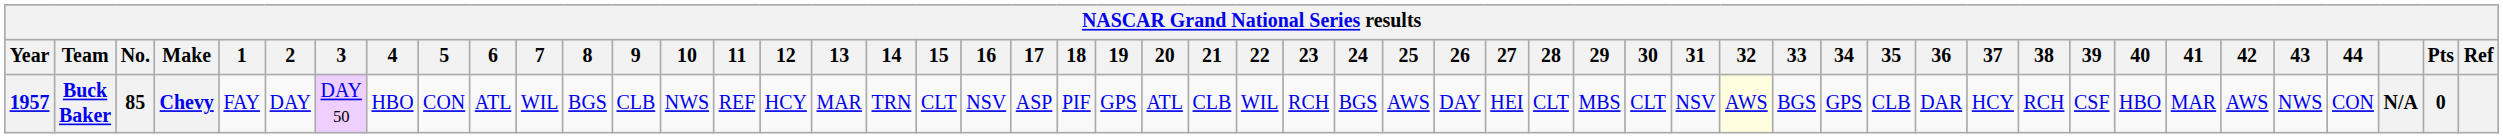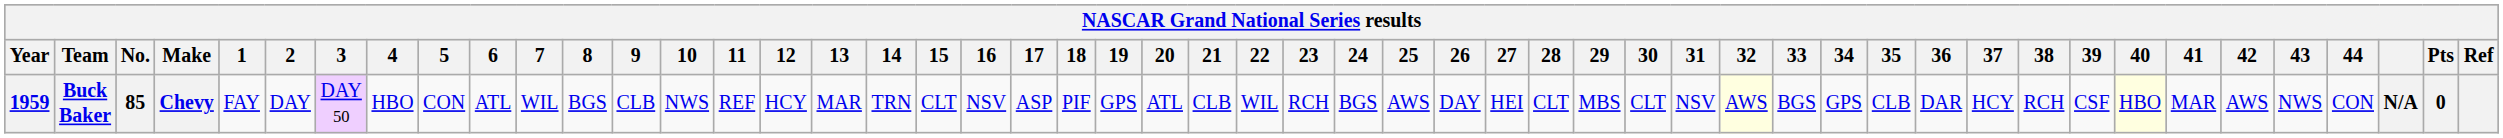(30, 103) 1957 -> (30, 103) 1959
(2140, 103) no background -> (2140, 103) lightyellow background
